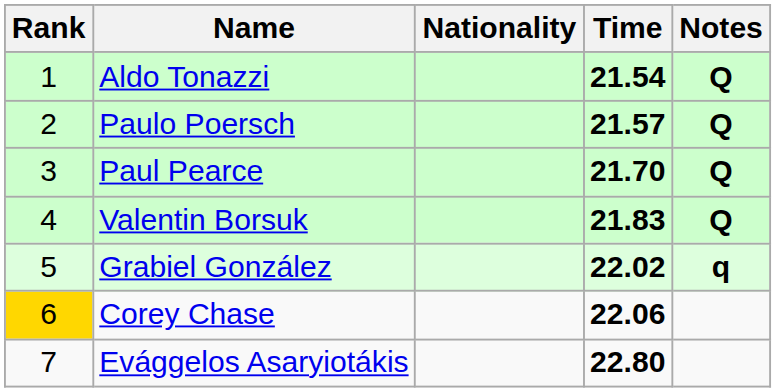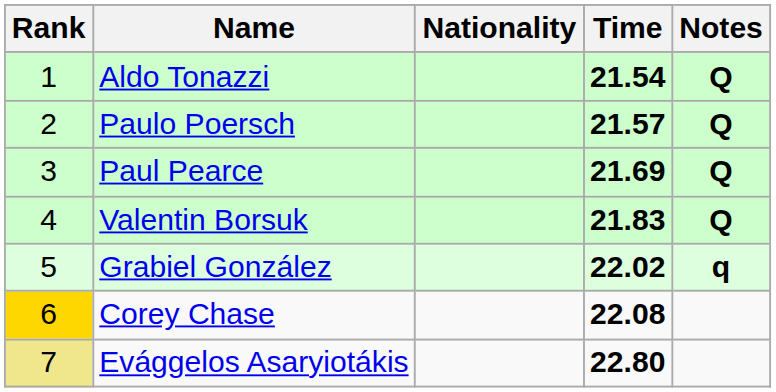(628, 171) 21.70 -> (628, 171) 21.69
(628, 314) 22.06 -> (628, 314) 22.08
(49, 362) no background -> (49, 362) khaki background
